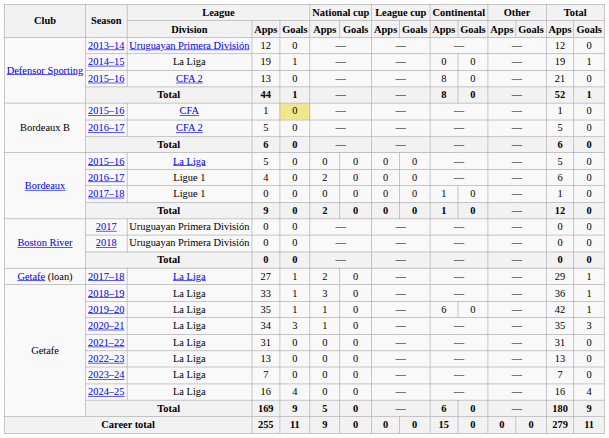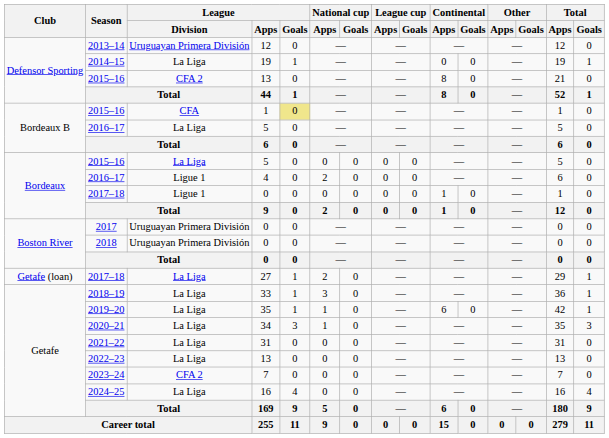(189, 128) CFA 2 -> (189, 128) La Liga
(189, 375) La Liga -> (189, 375) CFA 2
